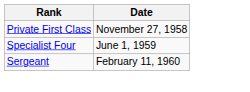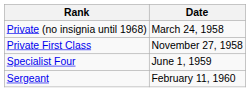+ row: (77, 29)
